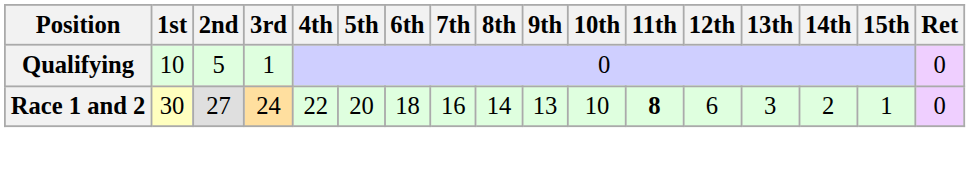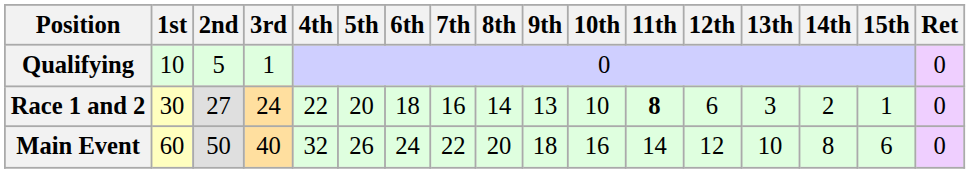+ row: (78, 146)
